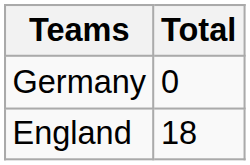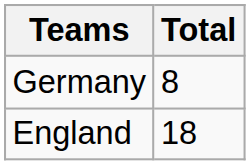(170, 81) 0 -> (170, 81) 8
